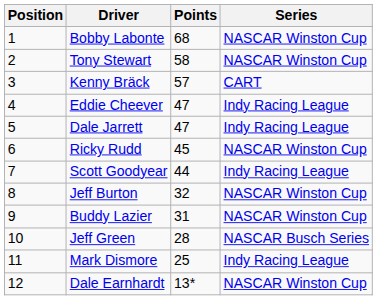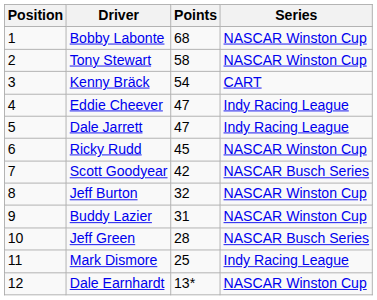(182, 82) 57 -> (182, 82) 54
(182, 171) 44 -> (182, 171) 42
(286, 171) Indy Racing League -> (296, 171) NASCAR Busch Series
